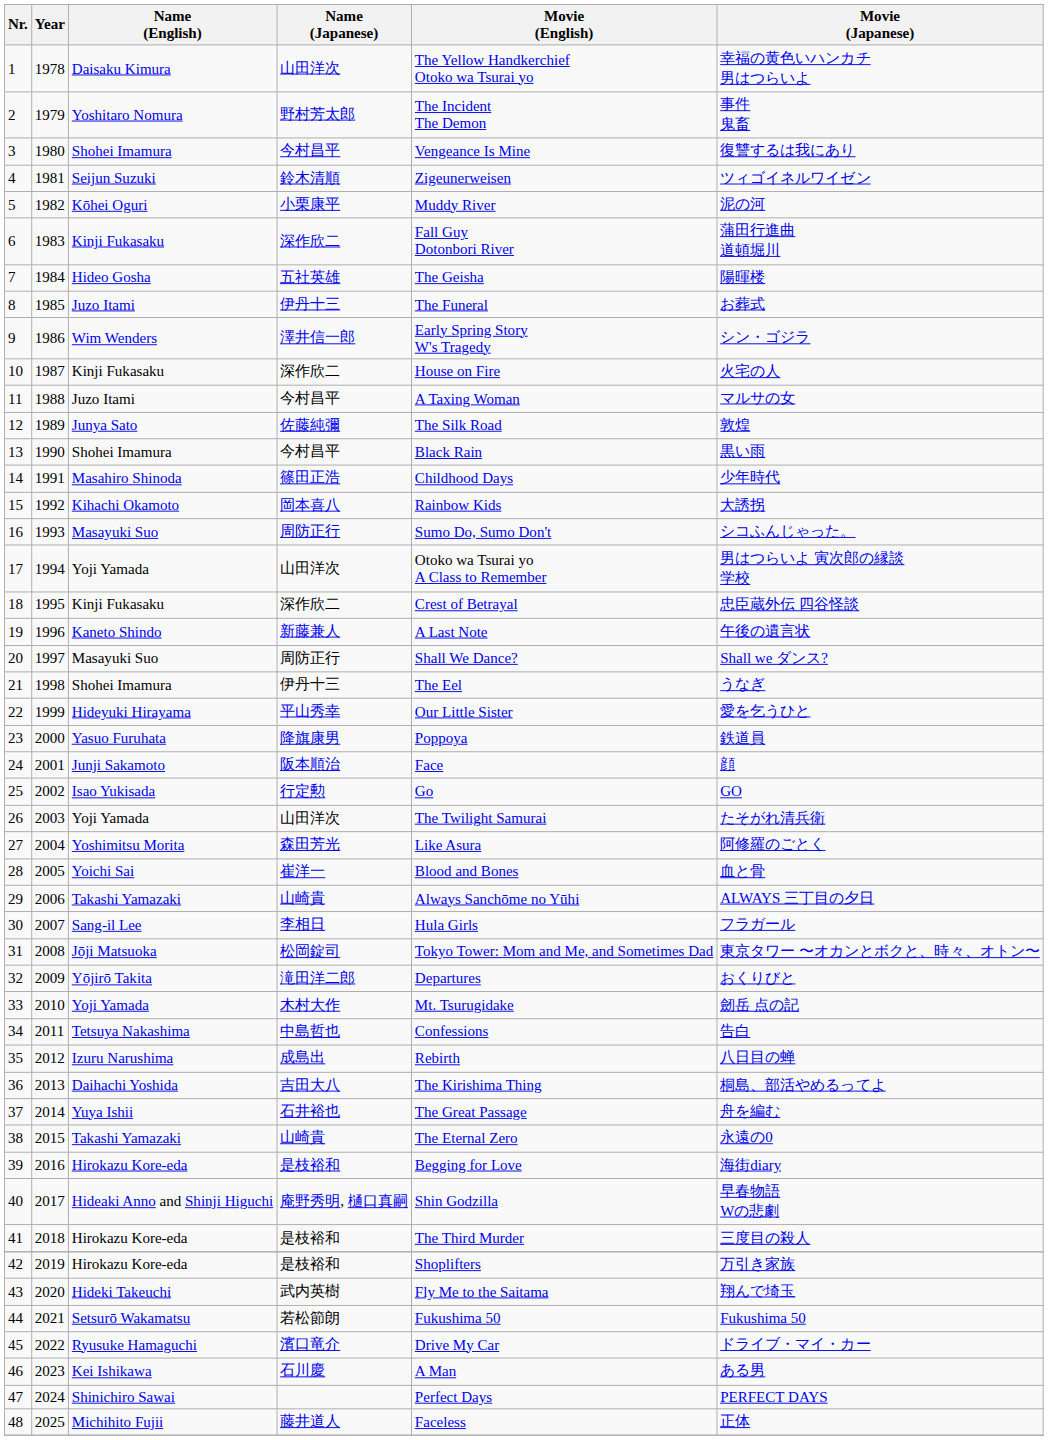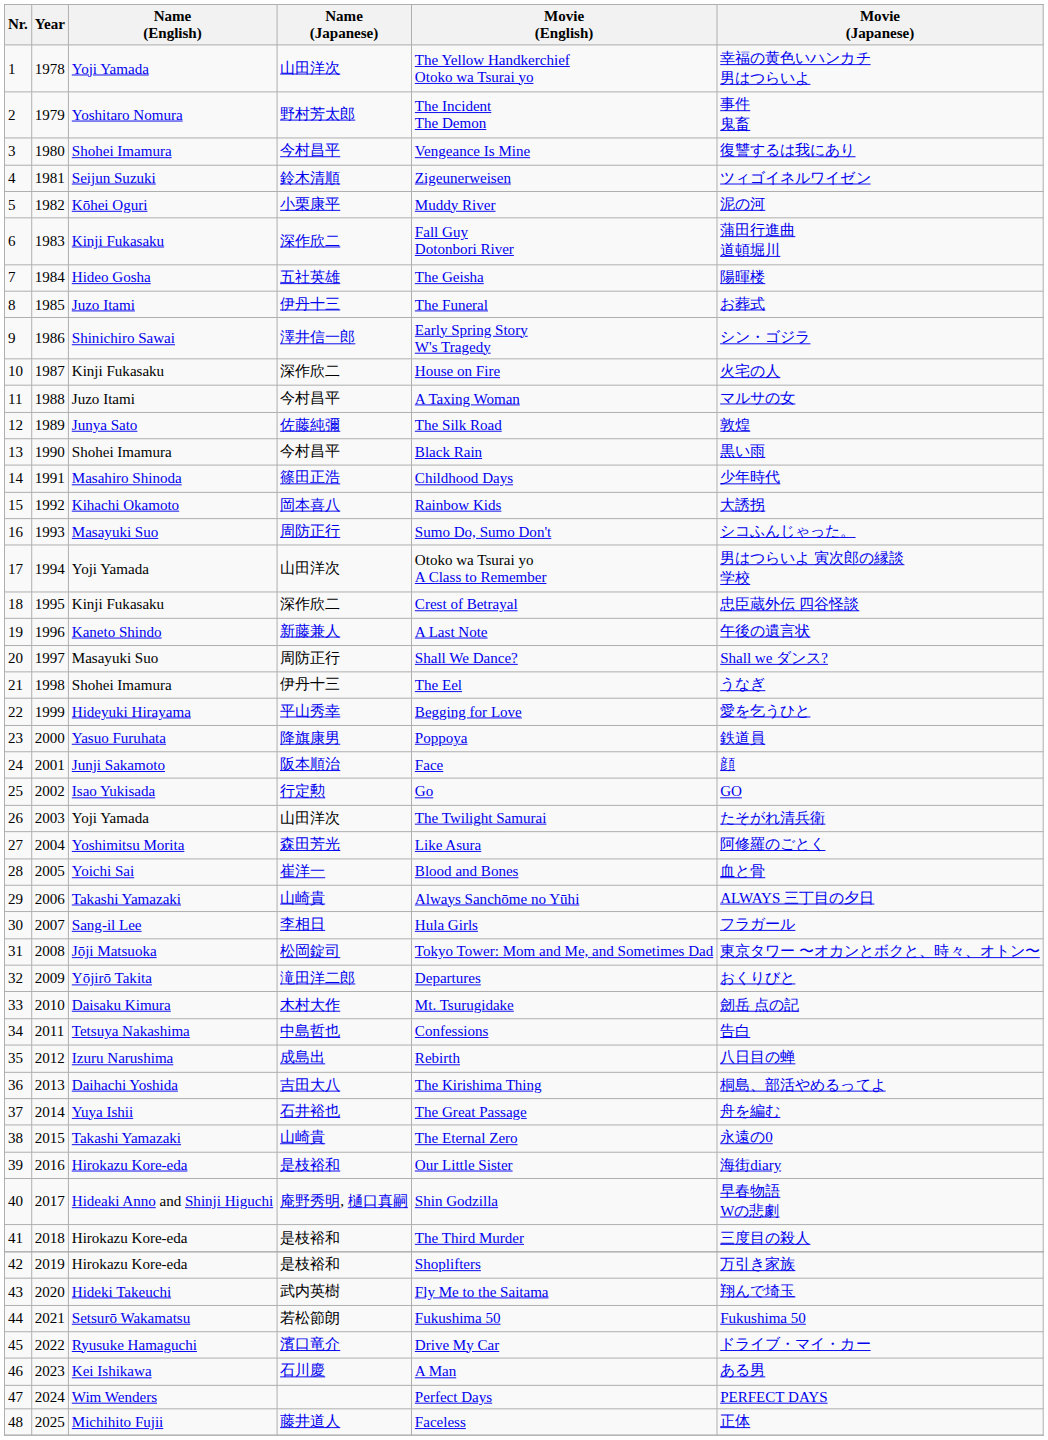(121, 68) Daisaku Kimura -> (110, 68) Yoji Yamada
(114, 338) Wim Wenders -> (123, 338) Shinichiro Sawai
(464, 711) Our Little Sister -> (468, 711) Begging for Love
(110, 1005) Yoji Yamada -> (121, 1005) Daisaku Kimura
(468, 1165) Begging for Love -> (464, 1165) Our Little Sister
(123, 1396) Shinichiro Sawai -> (114, 1396) Wim Wenders
